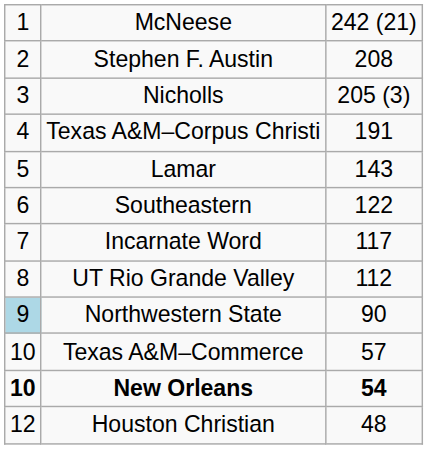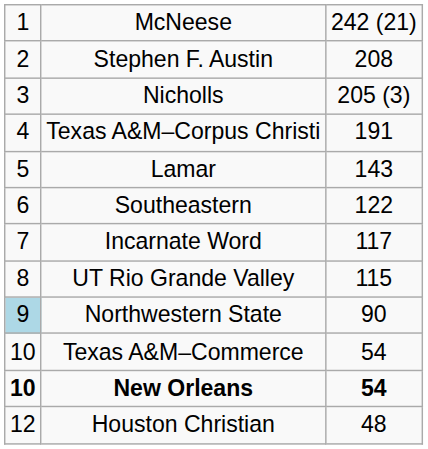(374, 278) 112 -> (374, 278) 115
(374, 351) 57 -> (374, 351) 54
